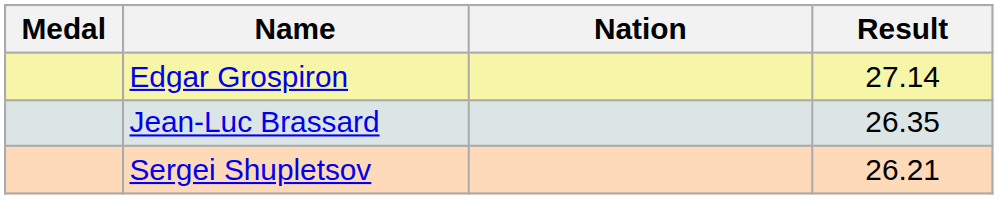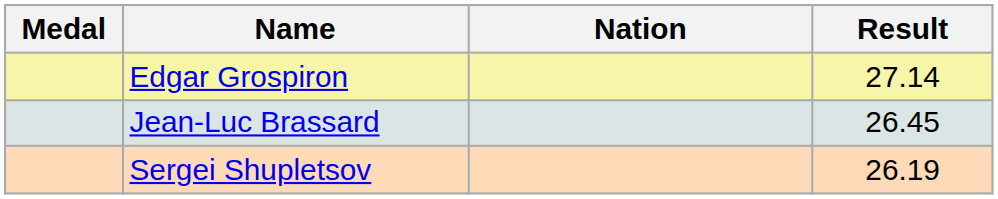(903, 123) 26.35 -> (903, 123) 26.45
(903, 170) 26.21 -> (903, 170) 26.19
